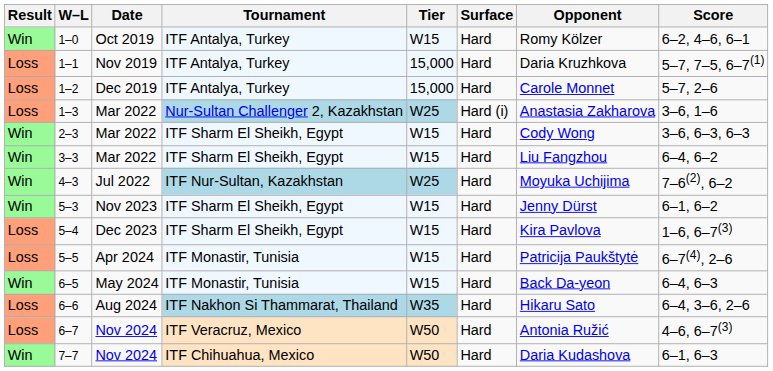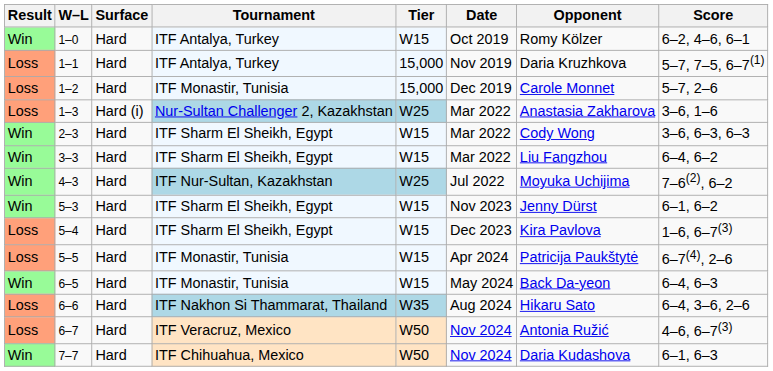columns swapped: (127, 15) <-> (487, 15)
(227, 88) ITF Antalya, Turkey -> (222, 88) ITF Monastir, Tunisia
